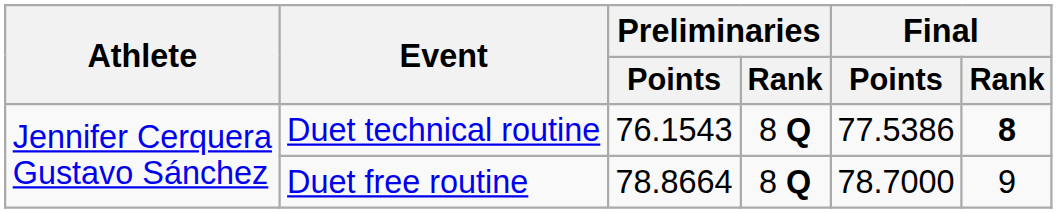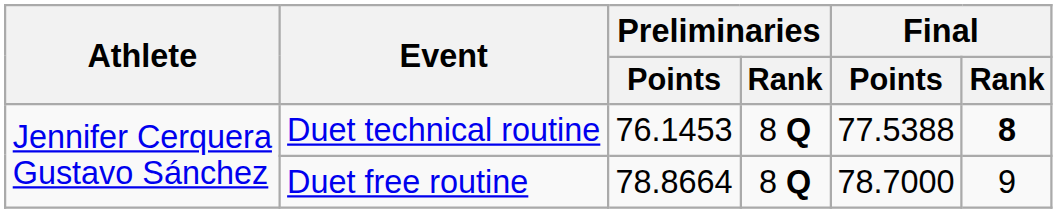(674, 131) 76.1543 -> (674, 131) 76.1453
(896, 131) 77.5386 -> (896, 131) 77.5388
